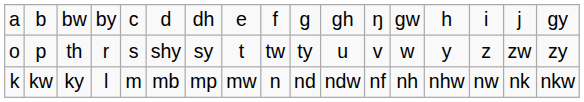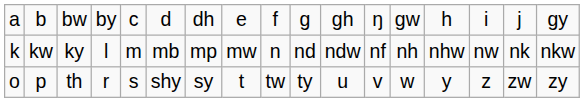rows swapped: (41, 81) <-> (41, 50)
